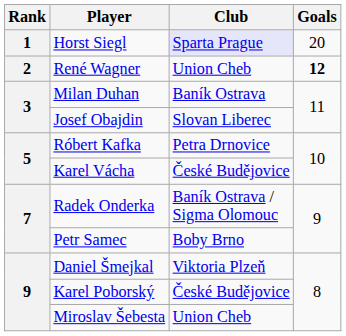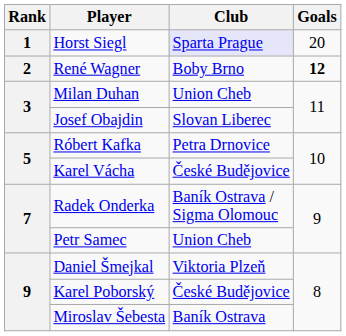(212, 68) Union Cheb -> (208, 68) Boby Brno
(219, 94) Baník Ostrava -> (212, 94) Union Cheb
(208, 240) Boby Brno -> (212, 240) Union Cheb
(212, 317) Union Cheb -> (219, 317) Baník Ostrava
